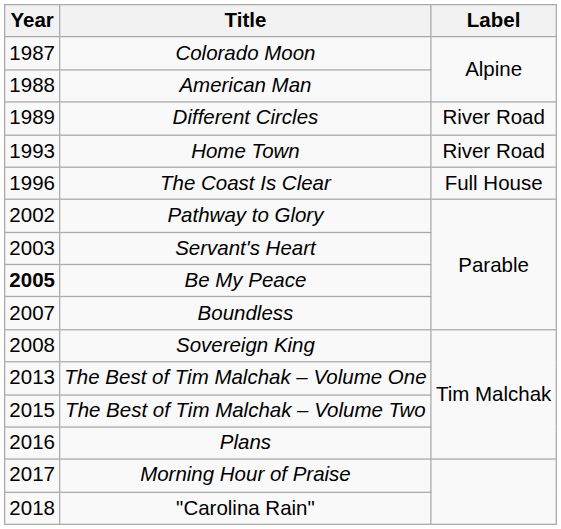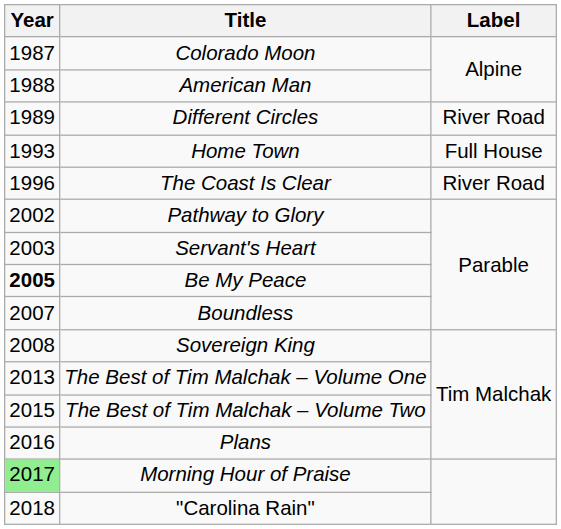(494, 150) River Road -> (494, 150) Full House
(494, 183) Full House -> (494, 183) River Road
(32, 475) no background -> (32, 475) lightgreen background
